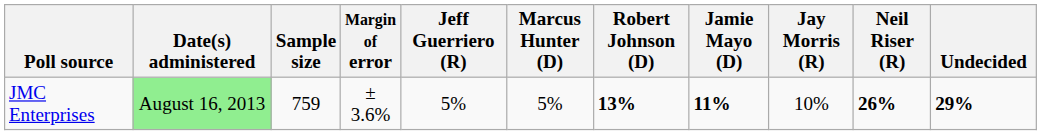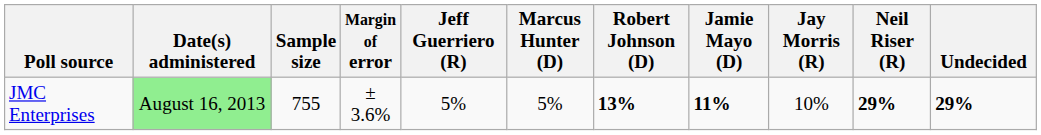(306, 103) 759 -> (306, 103) 755
(877, 103) 26% -> (877, 103) 29%
